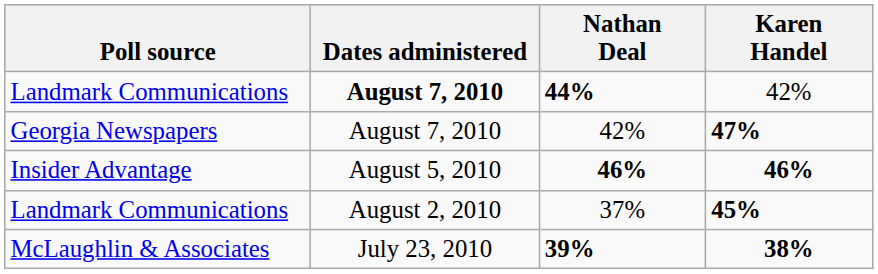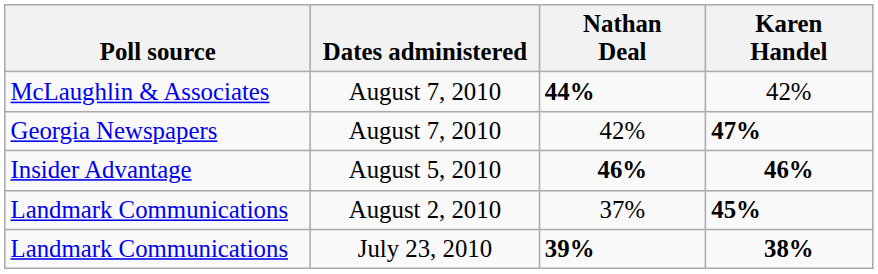(149, 91) Landmark Communications -> (140, 91) McLaughlin & Associates
(425, 91) bold -> (425, 91) normal
(140, 248) McLaughlin & Associates -> (149, 248) Landmark Communications
